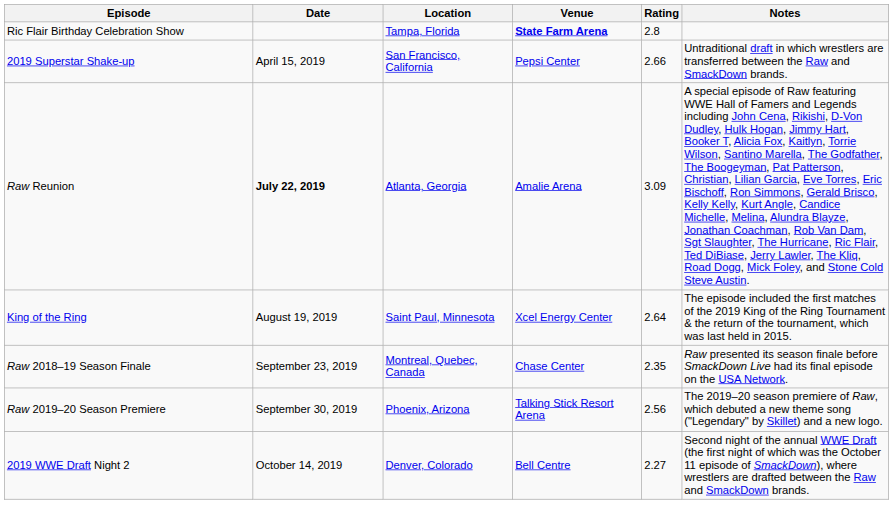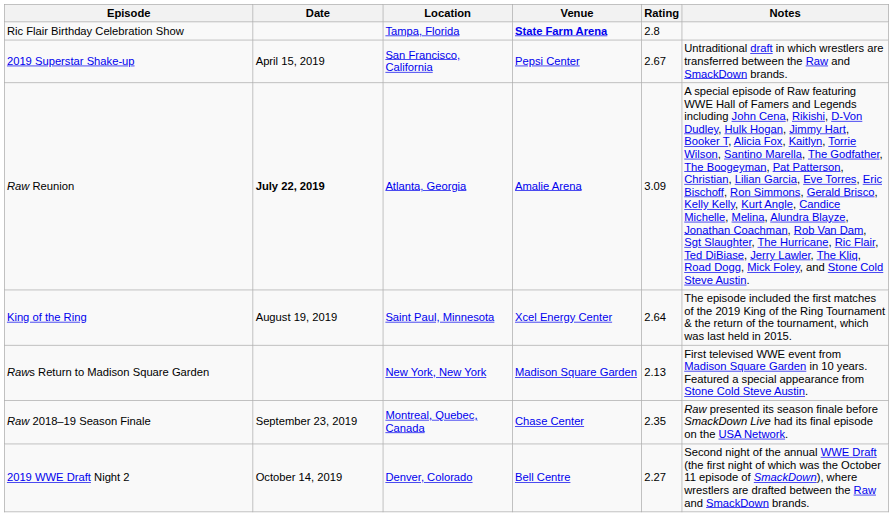(655, 61) 2.66 -> (655, 61) 2.67
+ row: (108, 373)
- row: (86, 409)
